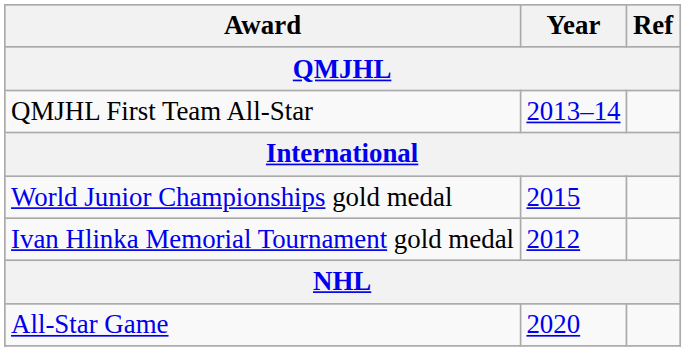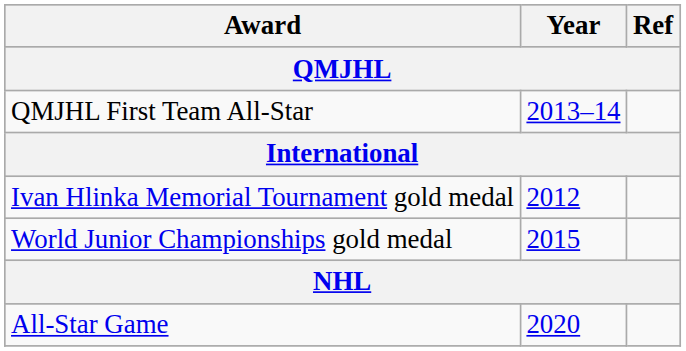rows swapped: (263, 238) <-> (232, 196)
